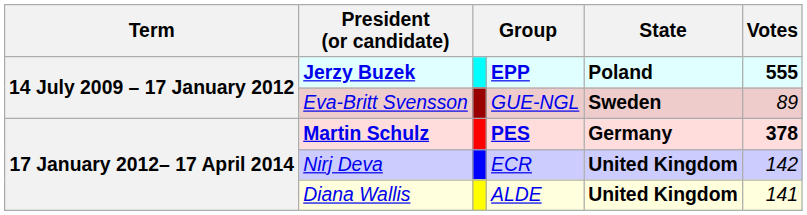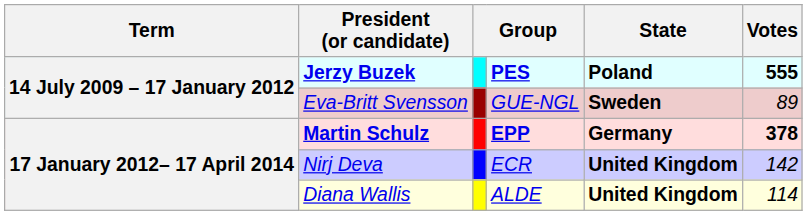(510, 72) EPP -> (510, 72) PES
(510, 133) PES -> (510, 133) EPP
(782, 195) 141 -> (783, 195) 114
